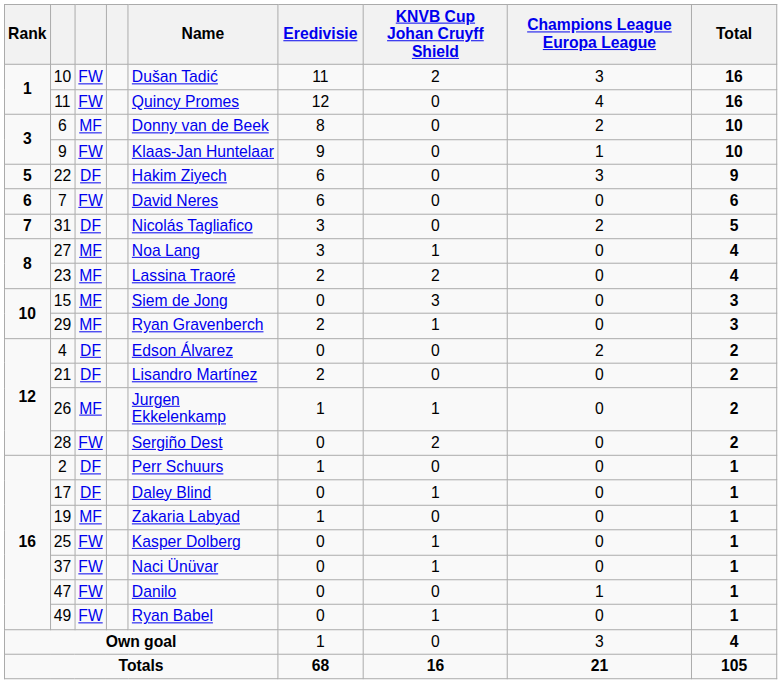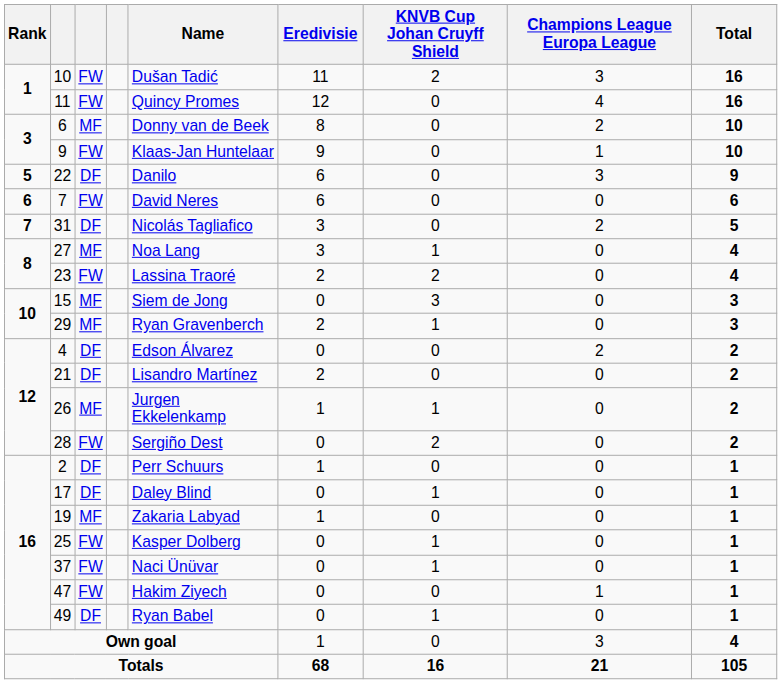(179, 176) Hakim Ziyech -> (154, 176) Danilo
(91, 276) MF -> (91, 276) FW
(154, 592) Danilo -> (179, 592) Hakim Ziyech
(91, 616) FW -> (91, 616) DF
